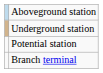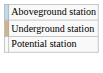- row: (44, 60)
